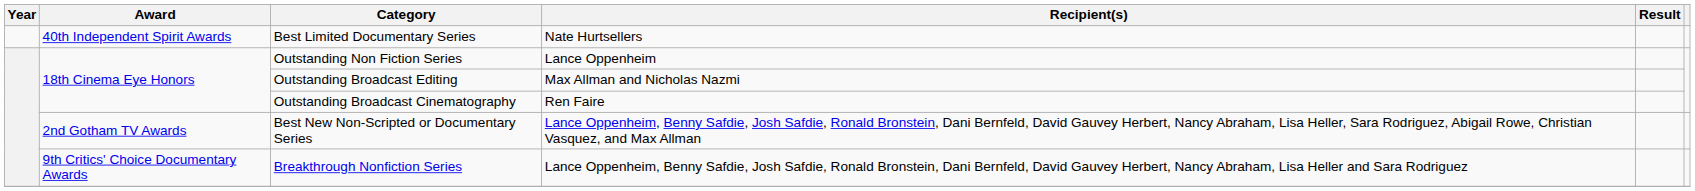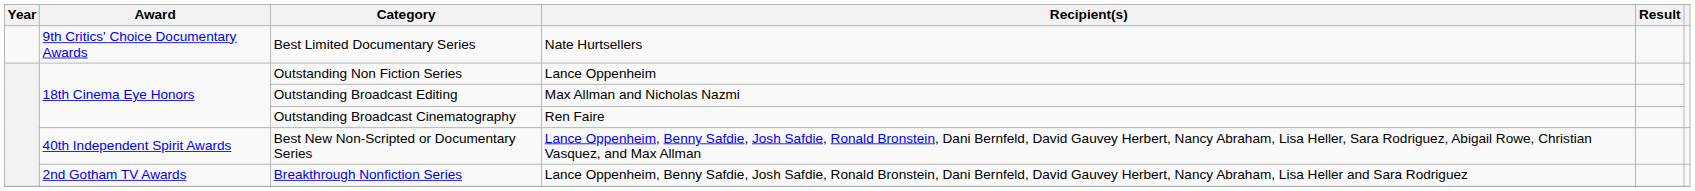(137, 36) 40th Independent Spirit Awards -> (139, 44) 9th Critics' Choice Documentary Awards
(115, 130) 2nd Gotham TV Awards -> (137, 146) 40th Independent Spirit Awards
(139, 167) 9th Critics' Choice Documentary Awards -> (115, 175) 2nd Gotham TV Awards
